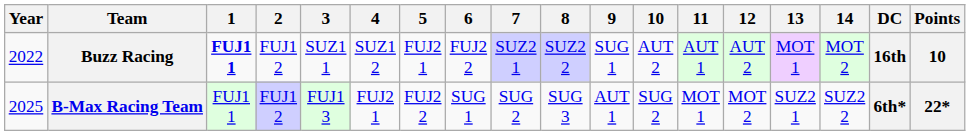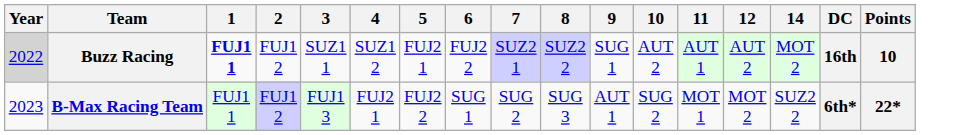- column: (795, 18)
(26, 56) no background -> (26, 56) lightgrey background
(26, 105) 2025 -> (26, 105) 2023
